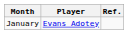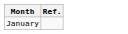- column: (71, 11)
